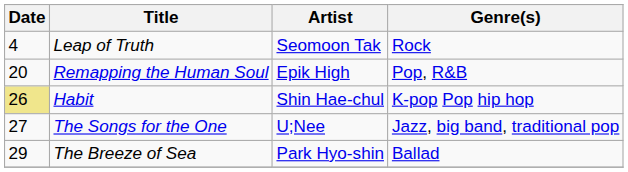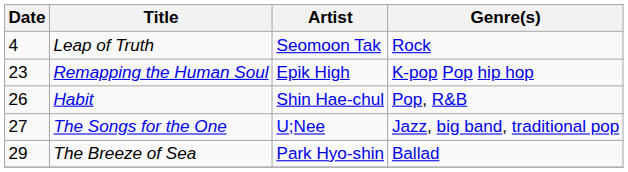(18, 72) 20 -> (18, 72) 23
(429, 72) Pop, R&B -> (463, 72) K-pop Pop hip hop
(18, 99) khaki background -> (18, 99) no background
(463, 99) K-pop Pop hip hop -> (429, 99) Pop, R&B
